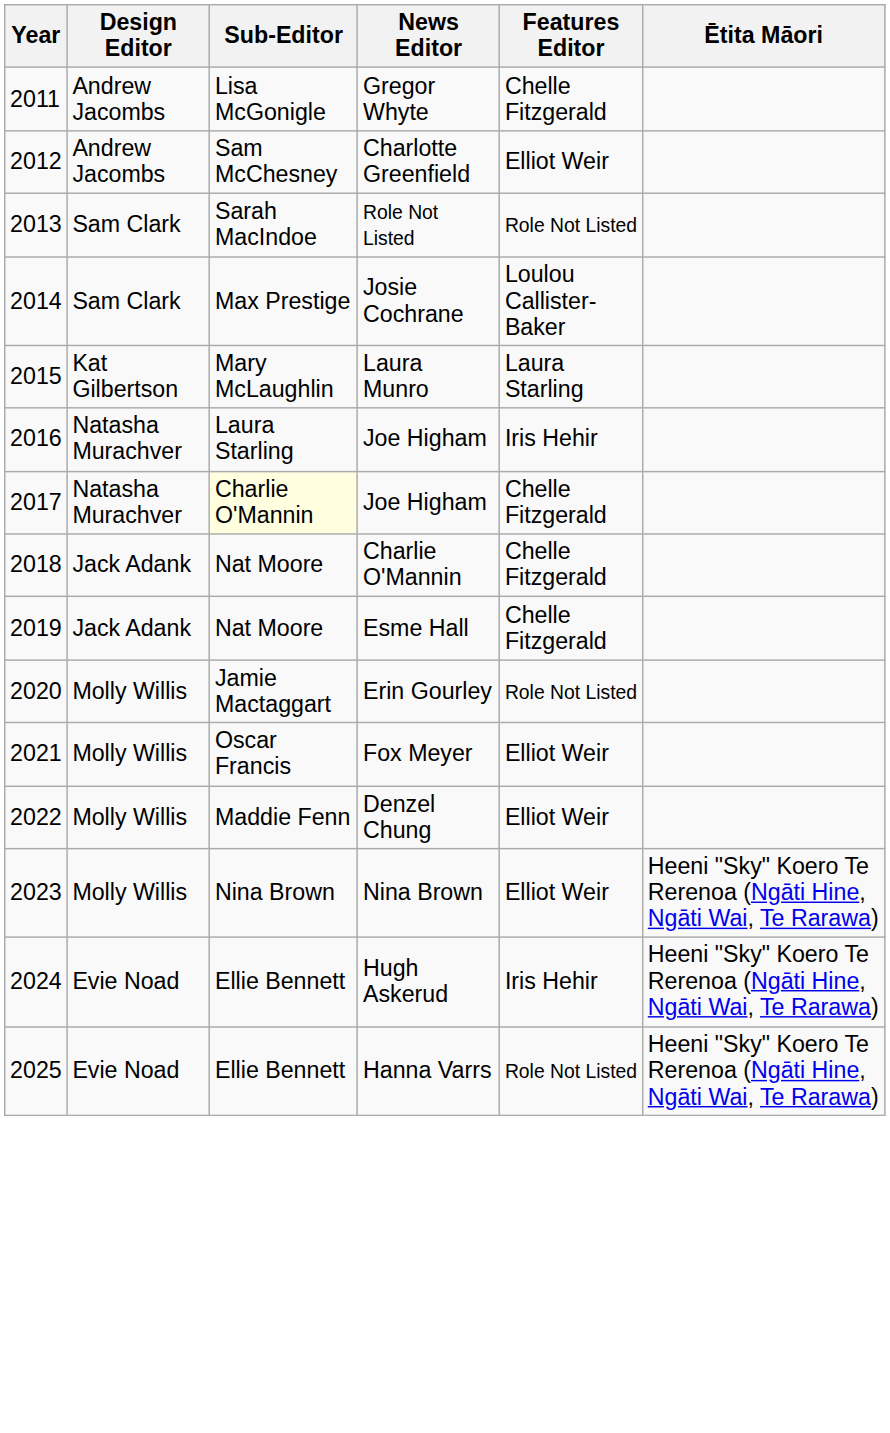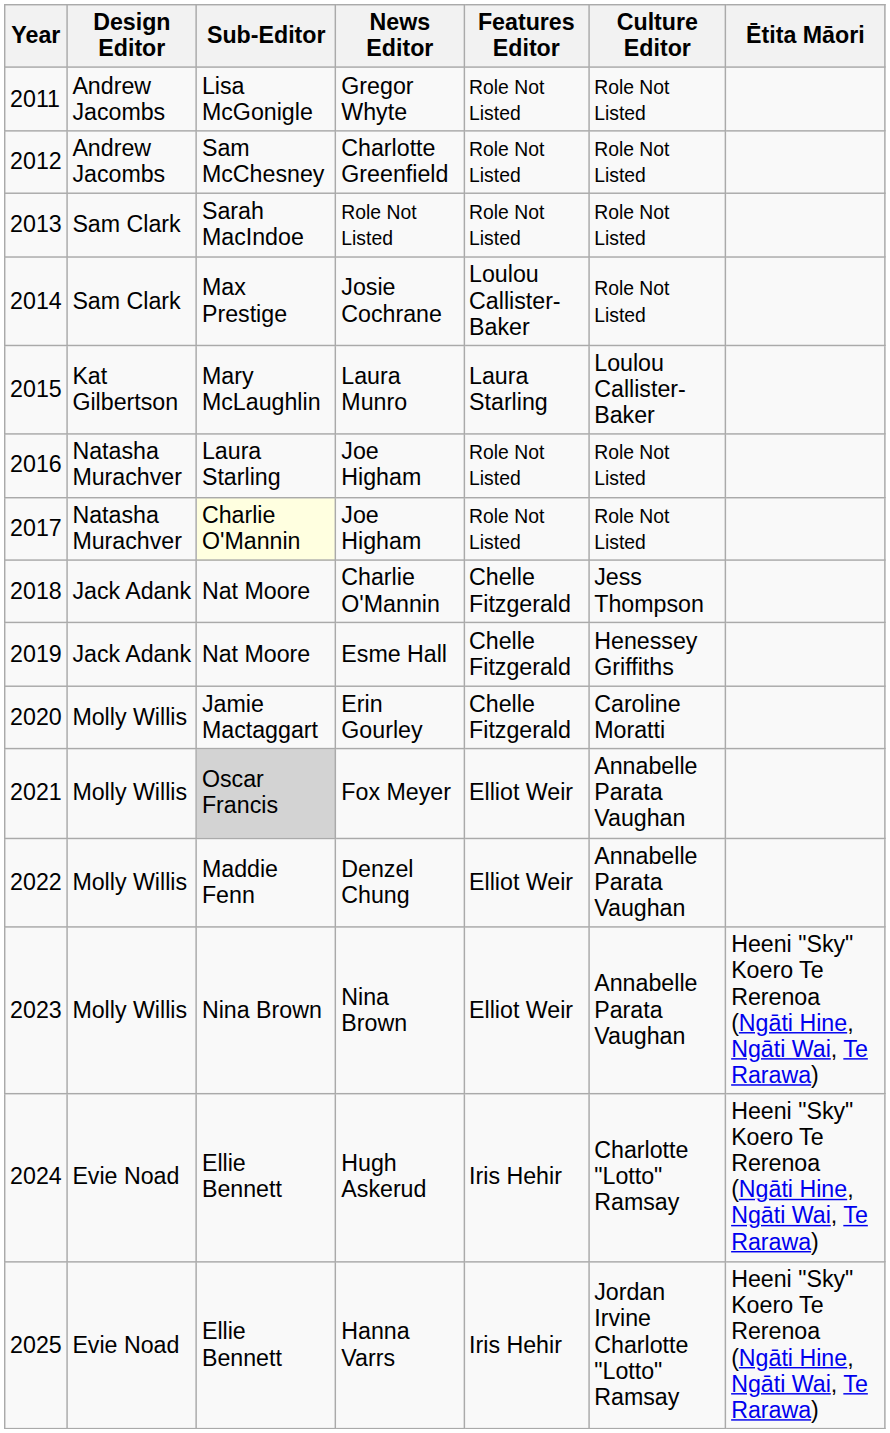+ column: (657, 35)
(556, 98) Chelle Fitzgerald -> (507, 100) Role Not Listed
(557, 161) Elliot Weir -> (507, 163) Role Not Listed
(551, 439) Iris Hehir -> (507, 466) Role Not Listed
(556, 502) Chelle Fitzgerald -> (507, 529) Role Not Listed
(571, 692) Role Not Listed -> (520, 717) Chelle Fitzgerald
(253, 753) no background -> (240, 793) lightgrey background
(571, 1072) Role Not Listed -> (515, 1344) Iris Hehir
